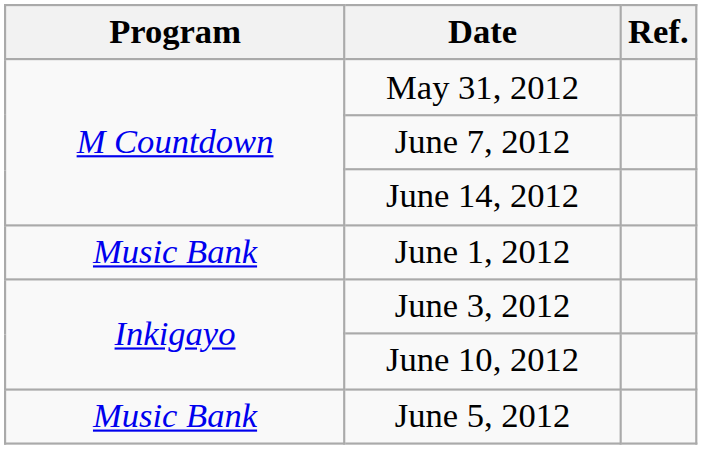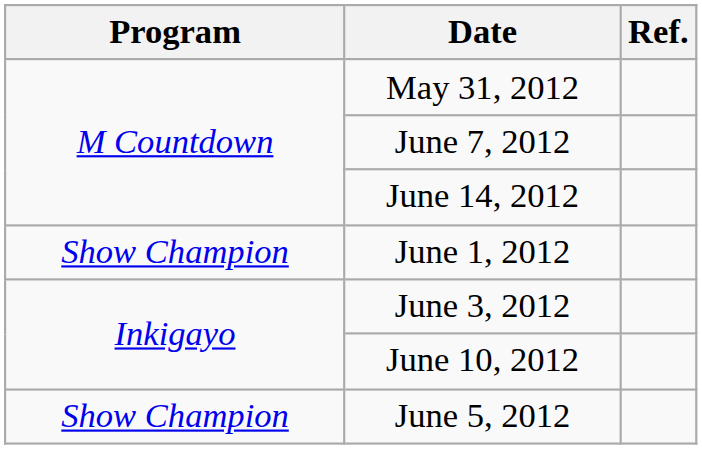(175, 251) Music Bank -> (175, 251) Show Champion
(175, 415) Music Bank -> (175, 415) Show Champion
